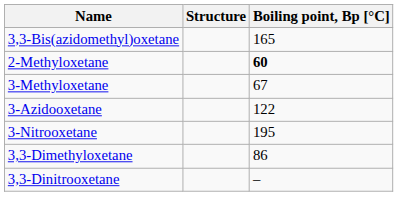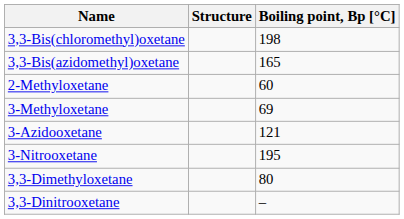+ row: (96, 39)
(260, 62) bold -> (266, 86) normal
(260, 86) 67 -> (266, 109) 69
(264, 109) 122 -> (270, 132) 121
(260, 156) 86 -> (266, 179) 80
